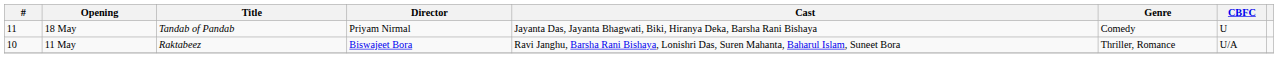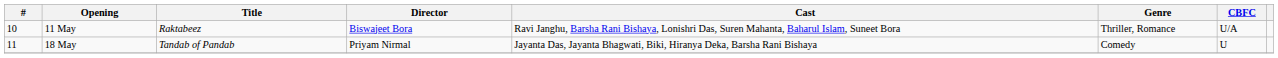rows swapped: (60, 45) <-> (61, 28)
